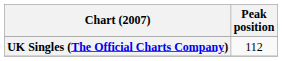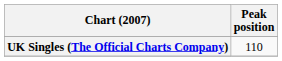(254, 46) 112 -> (254, 46) 110
